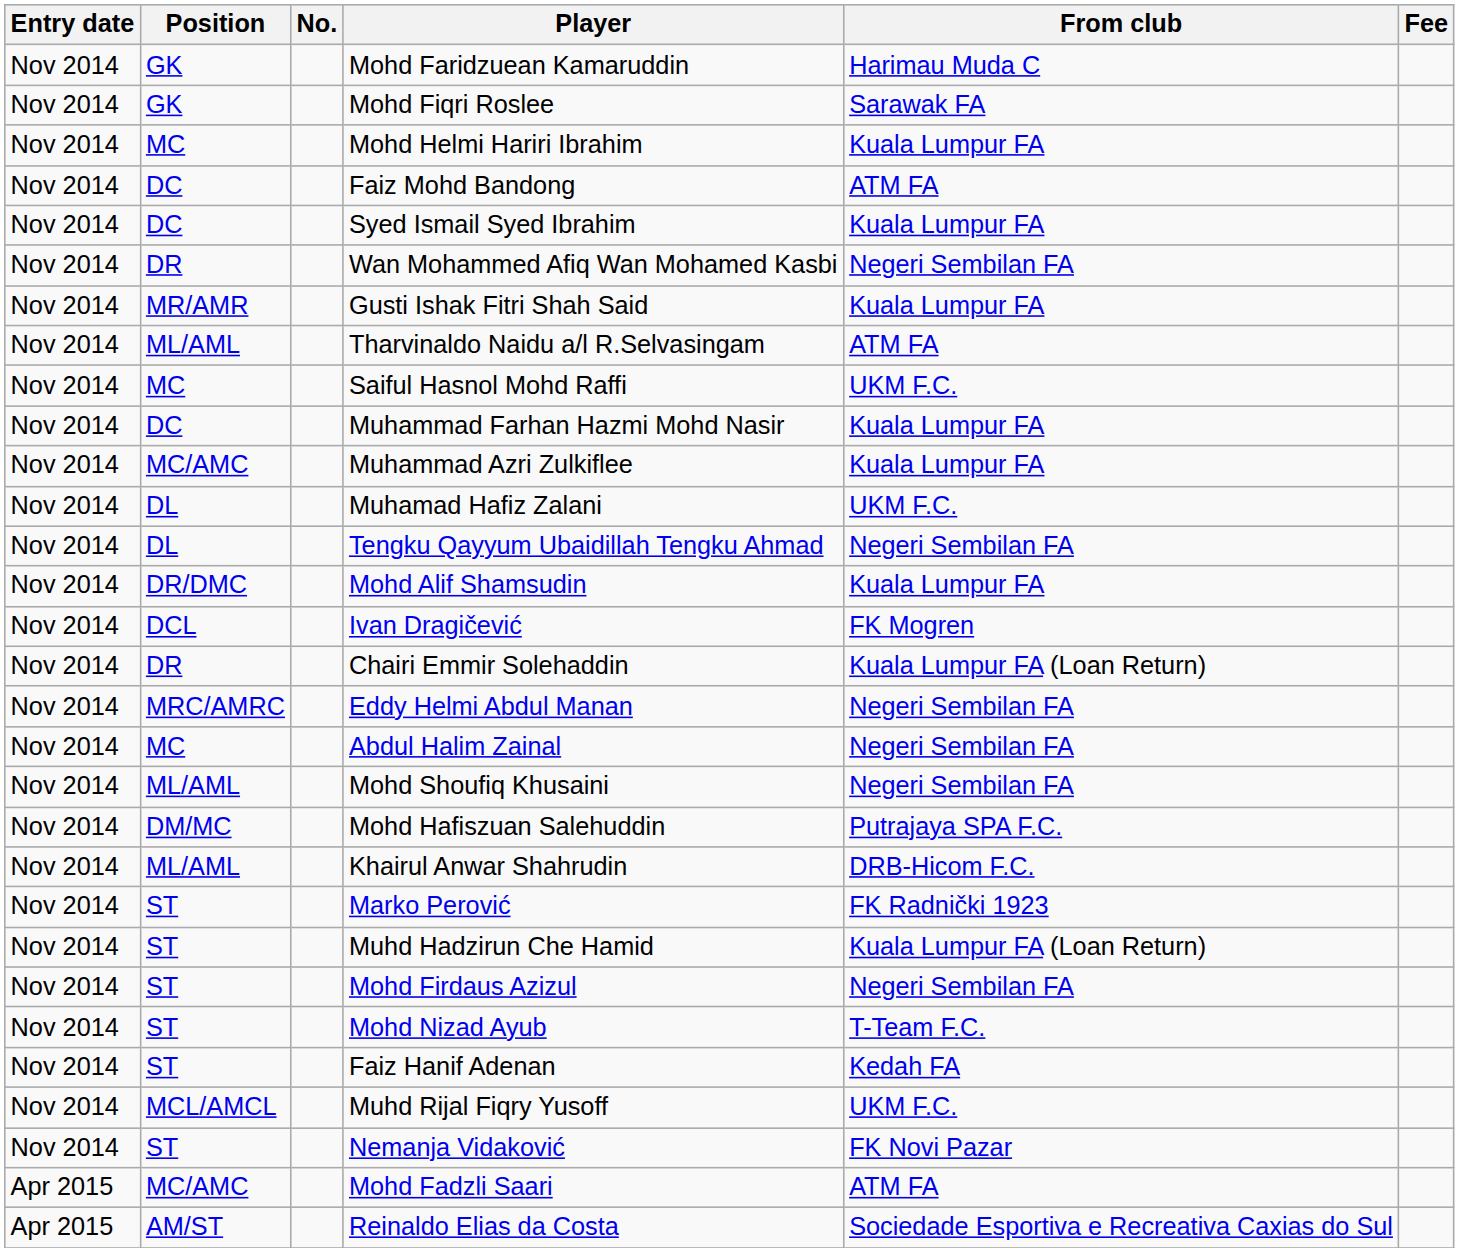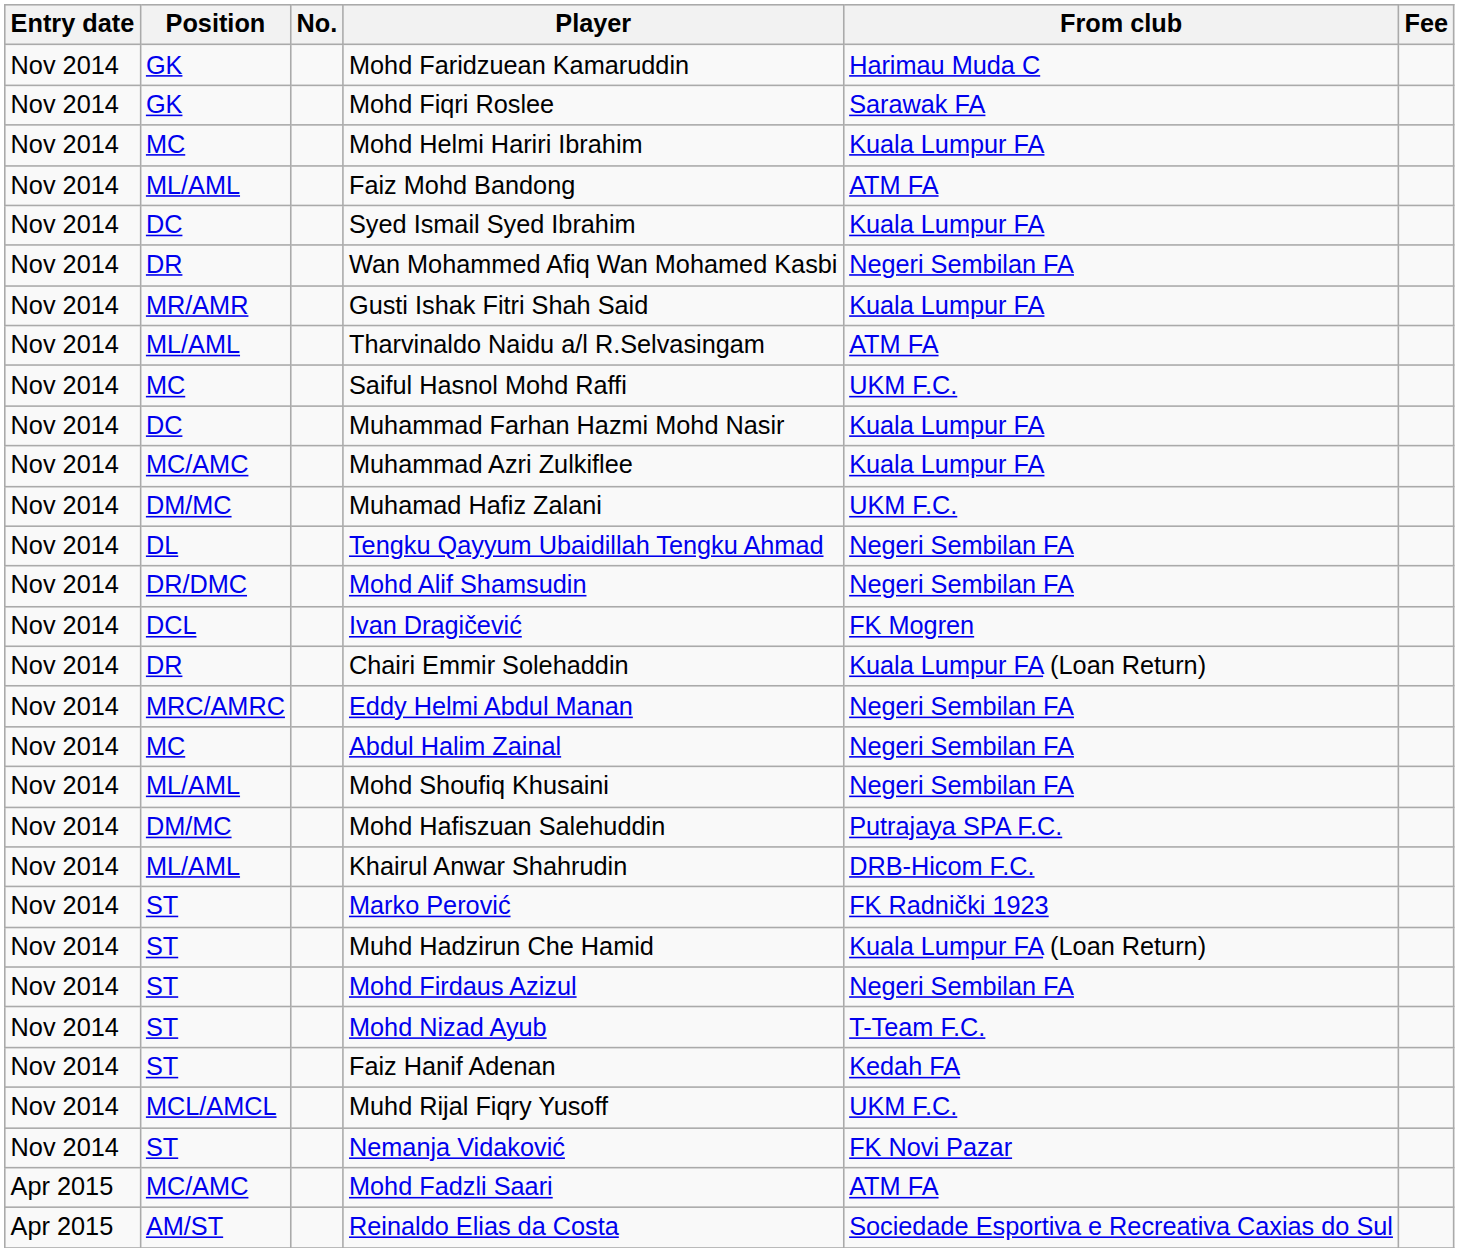(164, 184) DC -> (193, 184) ML/AML
(162, 505) DL -> (189, 505) DM/MC
(947, 585) Kuala Lumpur FA -> (962, 585) Negeri Sembilan FA
